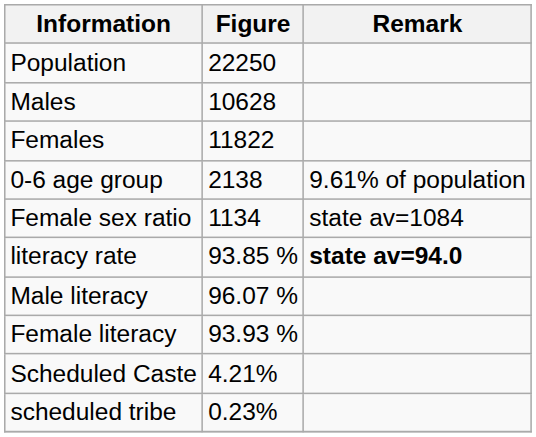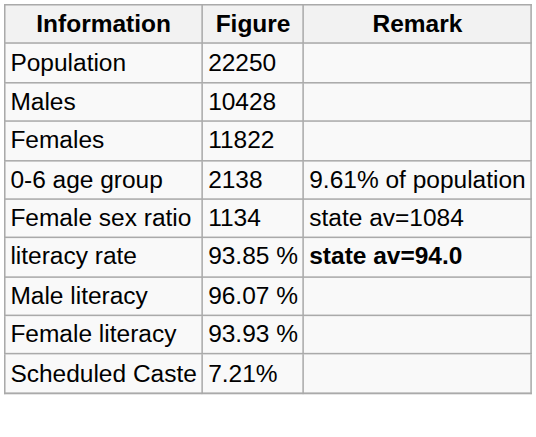(242, 101) 10628 -> (242, 101) 10428
(243, 373) 4.21% -> (243, 373) 7.21%
- row: (93, 412)
